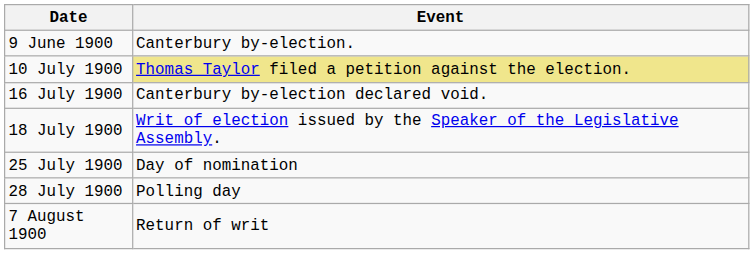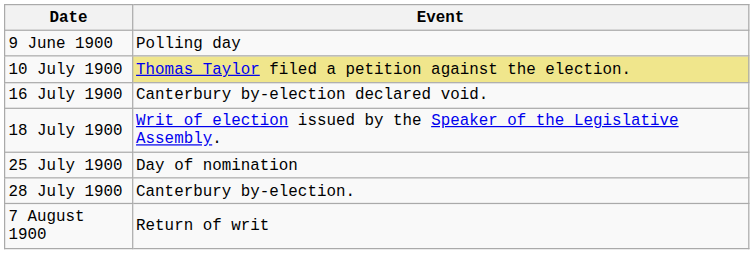(246, 43) Canterbury by-election. -> (188, 43) Polling day
(188, 191) Polling day -> (246, 191) Canterbury by-election.
